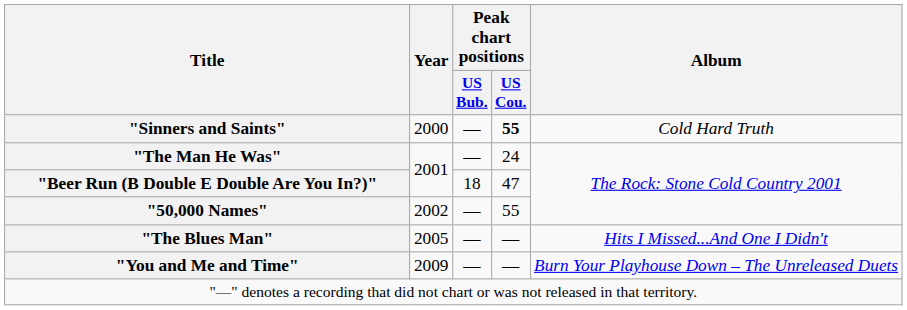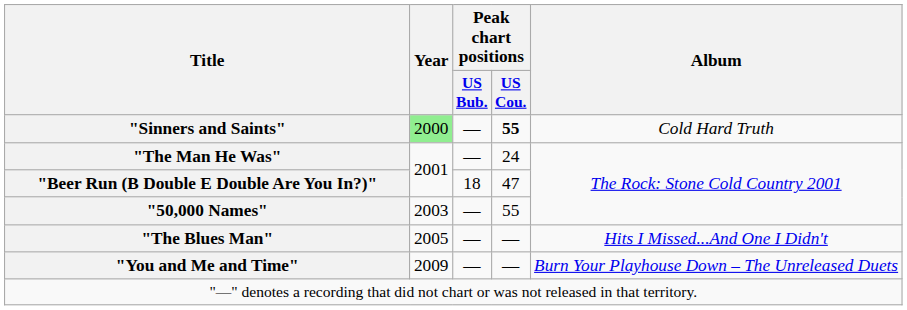(431, 128) no background -> (431, 128) lightgreen background
(431, 210) 2002 -> (431, 210) 2003
